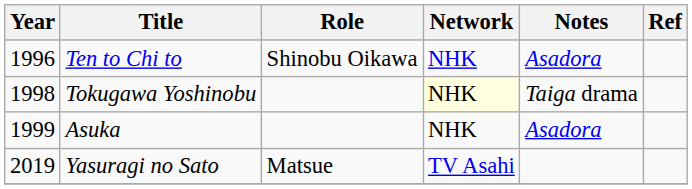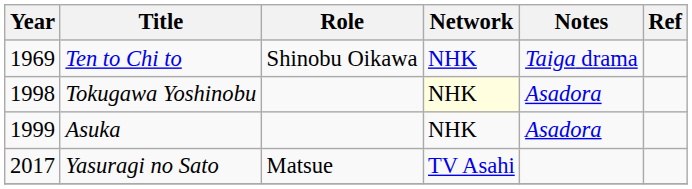(32, 58) 1996 -> (32, 58) 1969
(563, 58) Asadora -> (581, 58) Taiga drama
(581, 93) Taiga drama -> (563, 93) Asadora
(32, 165) 2019 -> (32, 165) 2017
